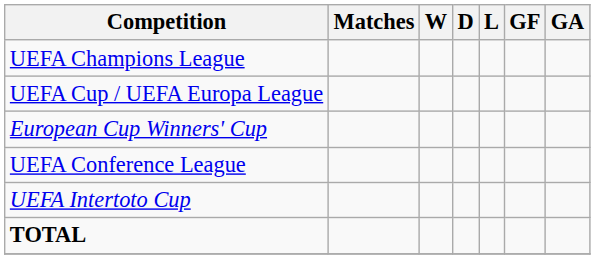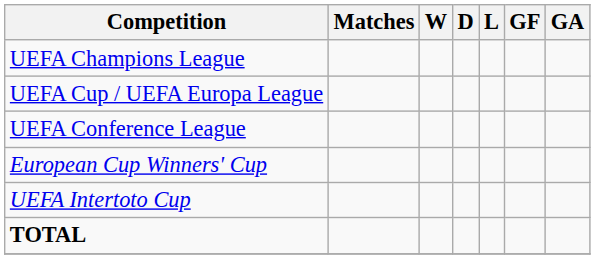rows swapped: (128, 164) <-> (138, 128)
